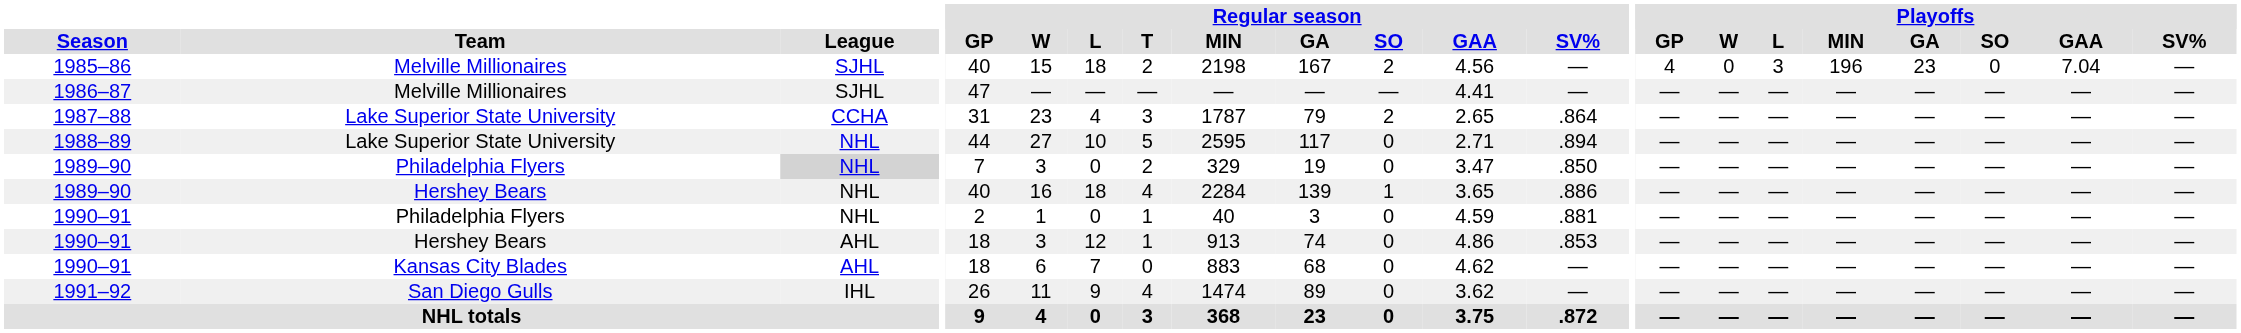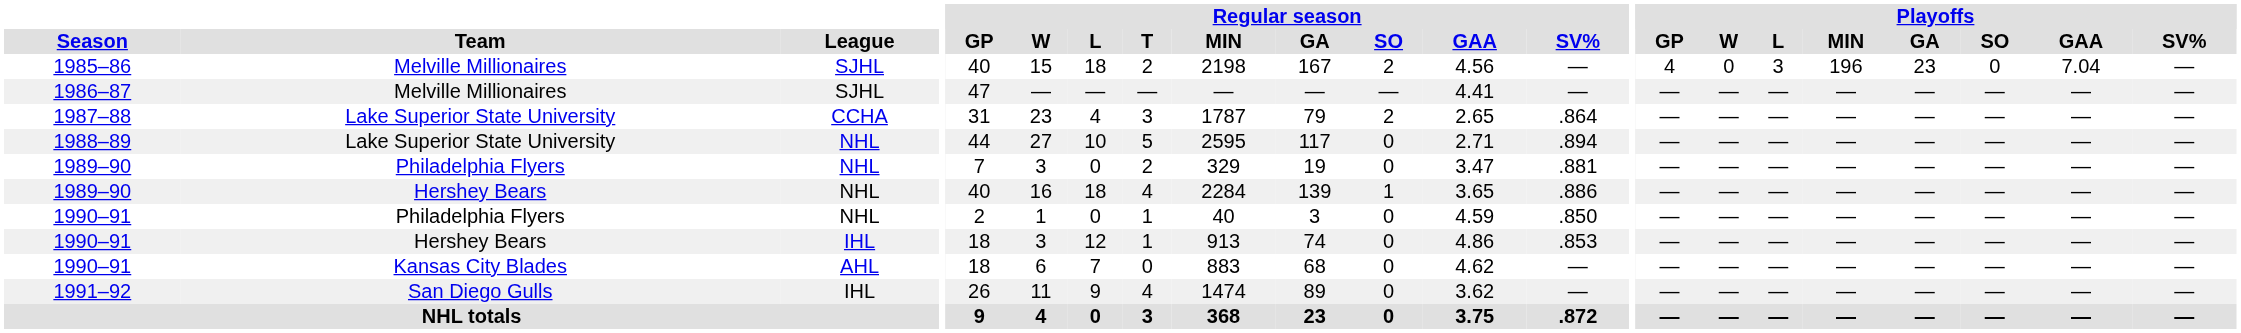(860, 166) lightgrey background -> (860, 166) no background
(1578, 166) .850 -> (1578, 166) .881
(1578, 216) .881 -> (1578, 216) .850
(860, 241) AHL -> (860, 241) IHL
